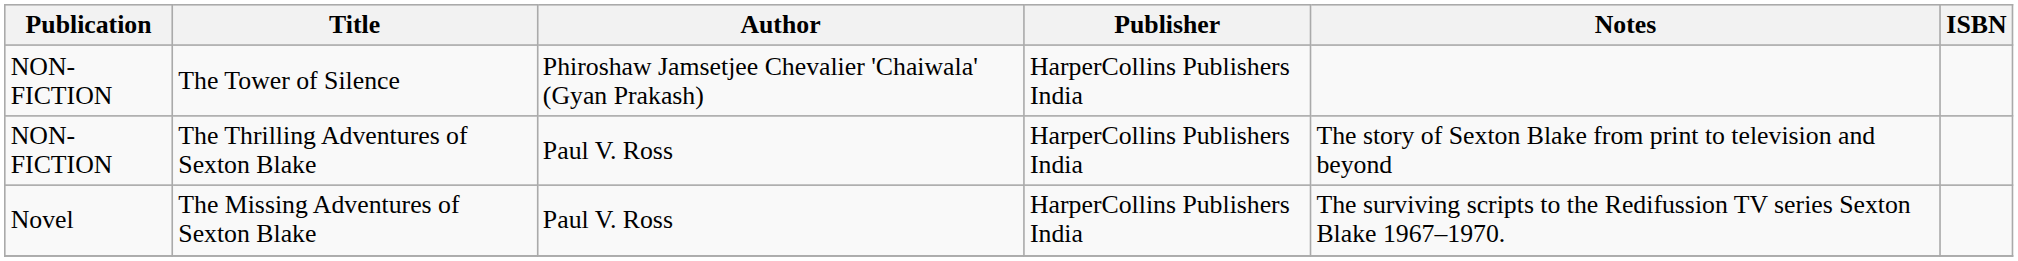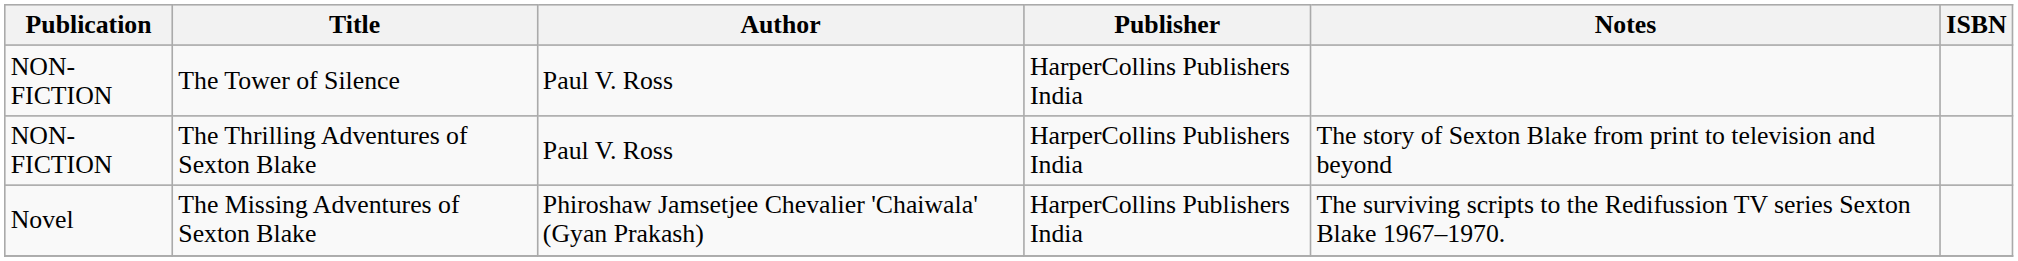(760, 80) Phiroshaw Jamsetjee Chevalier 'Chaiwala' (Gyan Prakash) -> (608, 80) Paul V. Ross
(608, 219) Paul V. Ross -> (760, 219) Phiroshaw Jamsetjee Chevalier 'Chaiwala' (Gyan Prakash)
